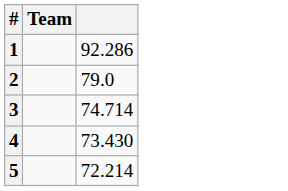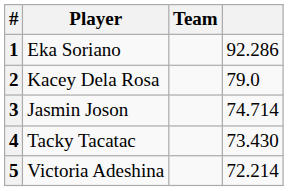+ column: (96, 19)
